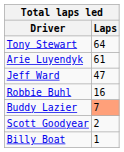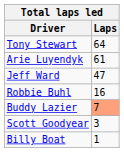(96, 124) 2 -> (96, 124) 3
